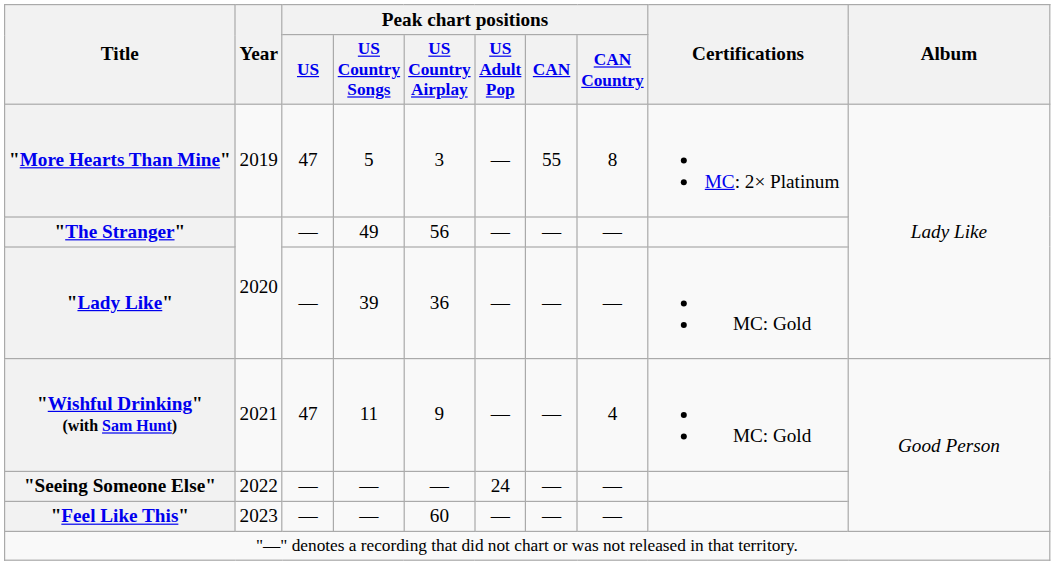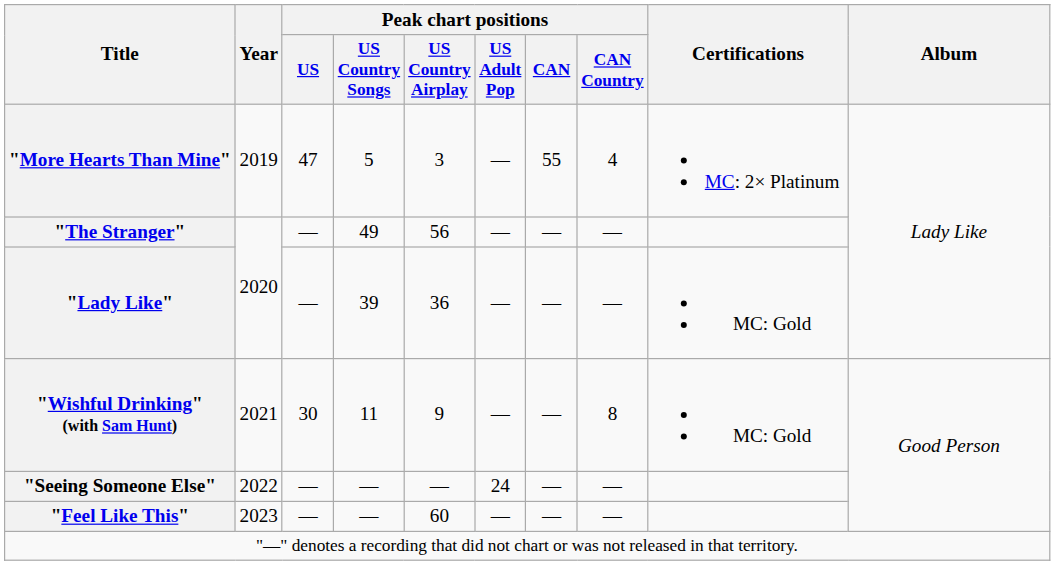(612, 160) 8 -> (612, 160) 4
(308, 414) 47 -> (308, 414) 30
(612, 414) 4 -> (612, 414) 8
